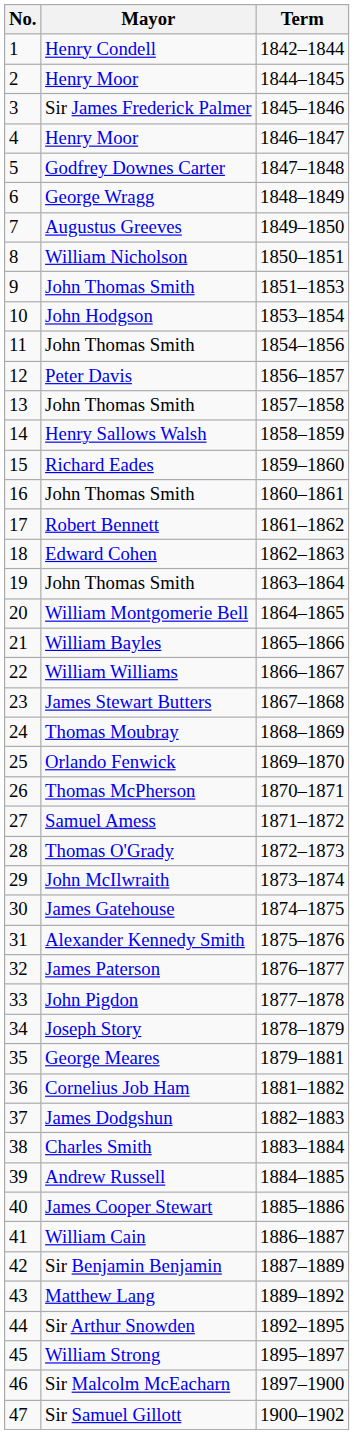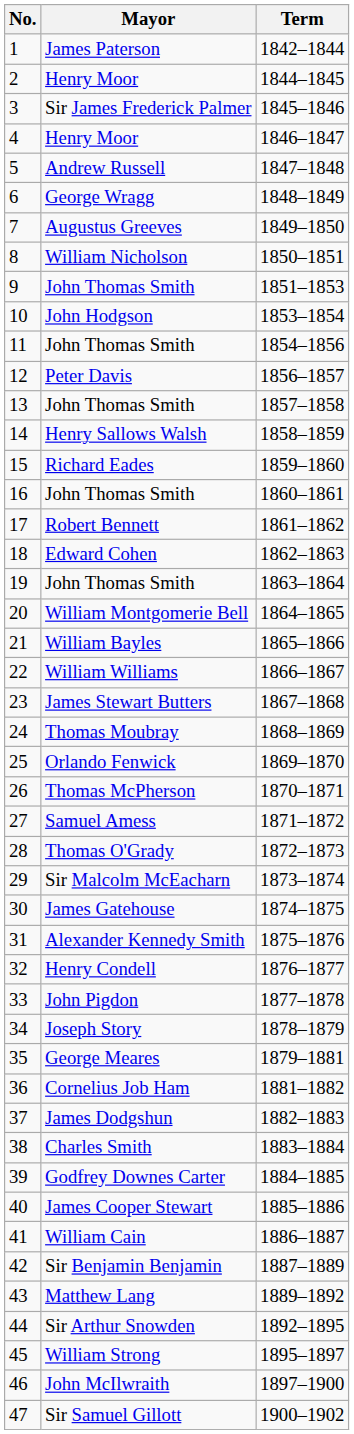(100, 49) Henry Condell -> (103, 49) James Paterson
(135, 167) Godfrey Downes Carter -> (105, 167) Andrew Russell
(107, 880) John McIlwraith -> (138, 880) Sir Malcolm McEacharn
(103, 969) James Paterson -> (100, 969) Henry Condell
(105, 1177) Andrew Russell -> (135, 1177) Godfrey Downes Carter
(138, 1385) Sir Malcolm McEacharn -> (107, 1385) John McIlwraith
